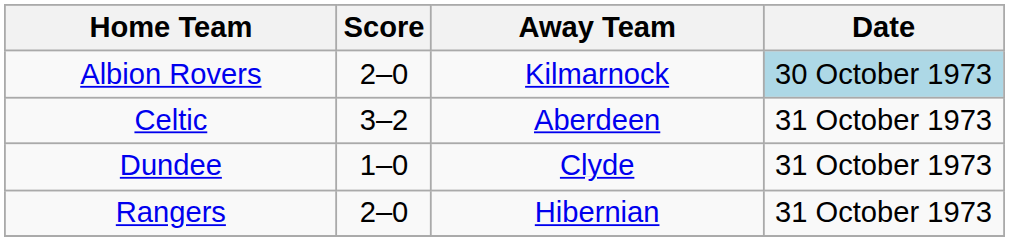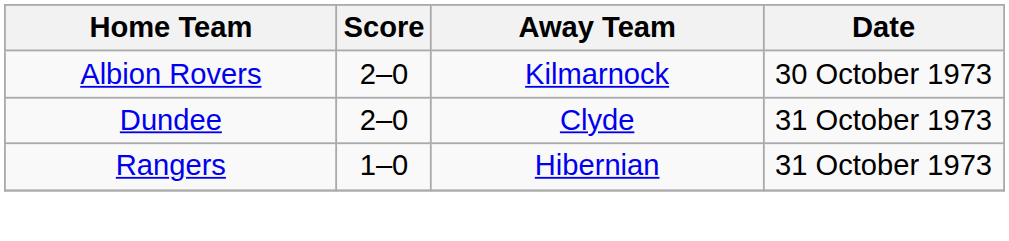(884, 73) lightblue background -> (884, 73) no background
- row: (171, 119)
(384, 166) 1–0 -> (384, 119) 2–0
(384, 212) 2–0 -> (384, 166) 1–0
